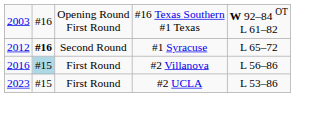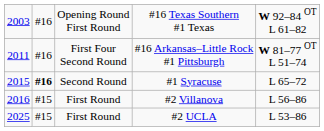+ row: (194, 55)
(18, 47) 2012 -> (18, 81) 2015
(43, 65) lightblue background -> (43, 99) no background
(18, 83) 2023 -> (18, 117) 2025
